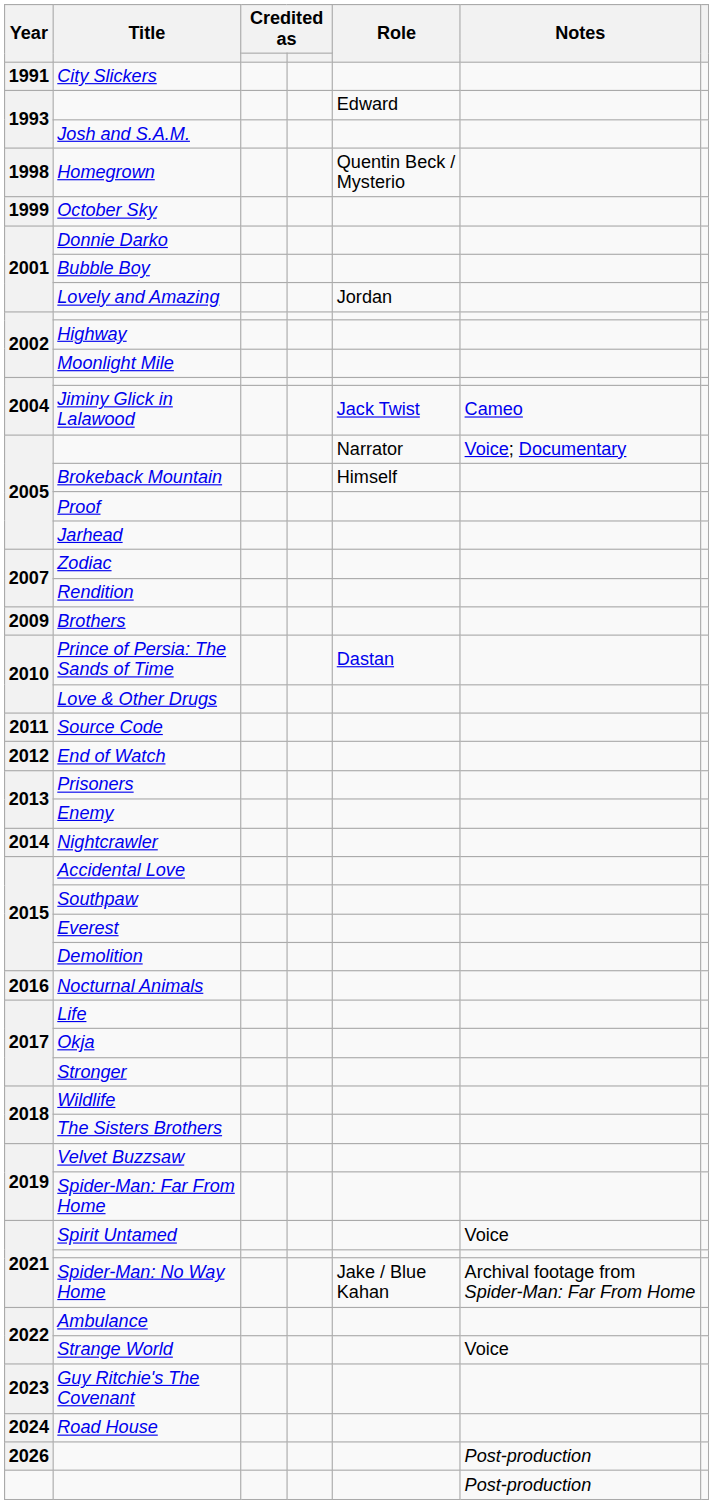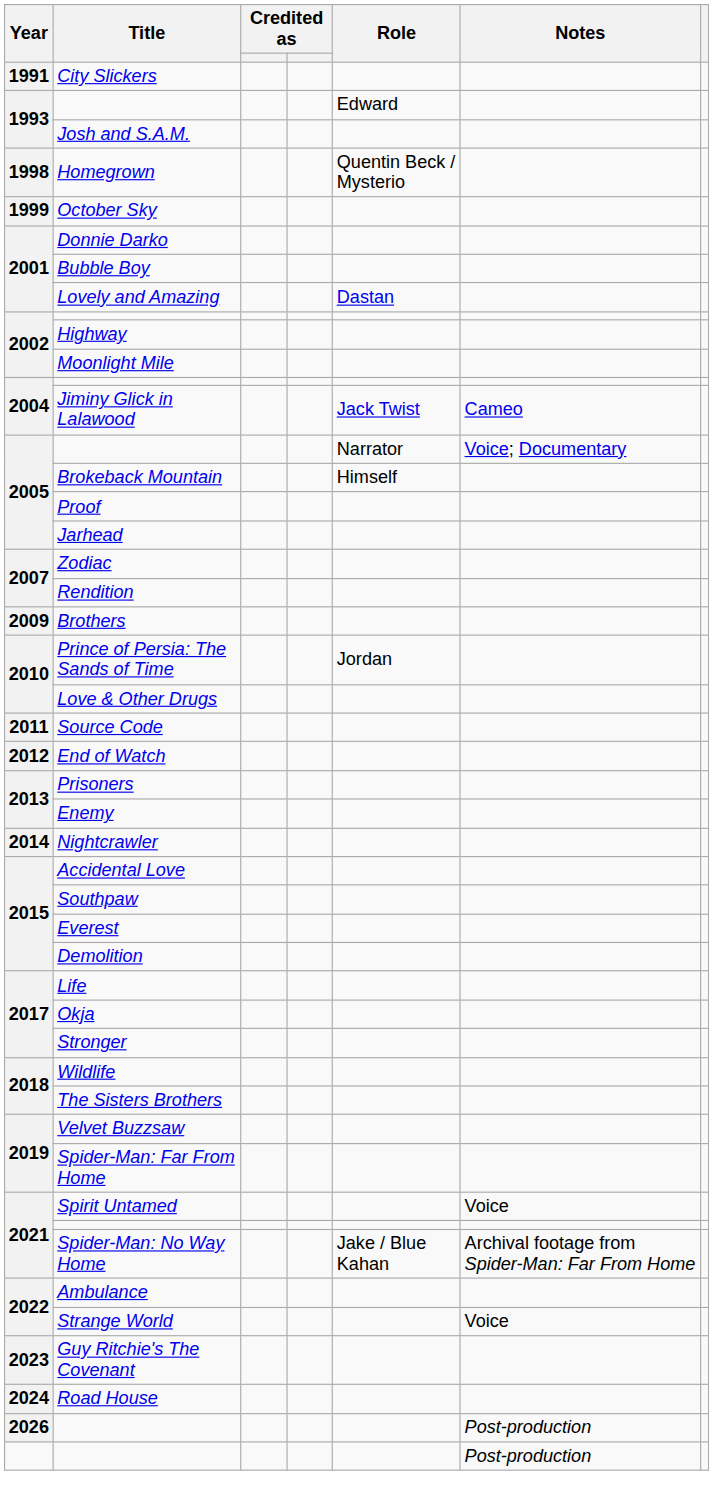(364, 297) Jordan -> (365, 297) Dastan
(365, 659) Dastan -> (364, 659) Jordan
- row: (29, 985)
